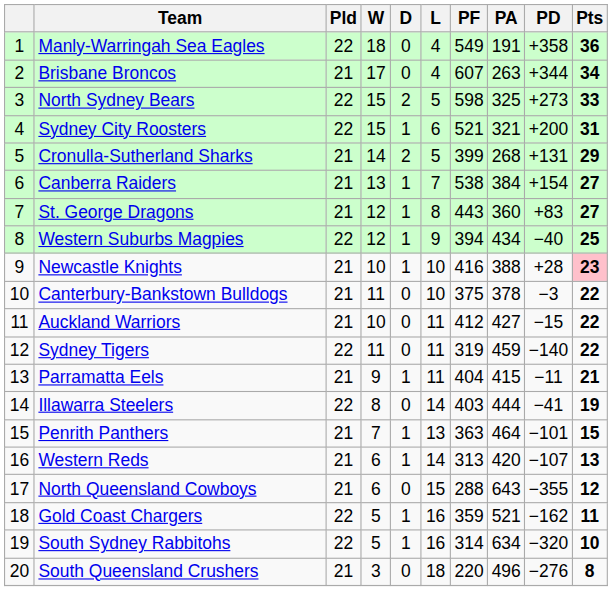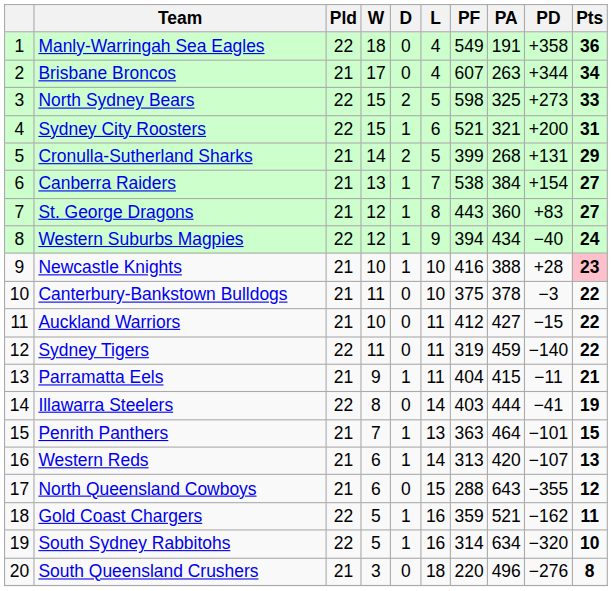(590, 239) 25 -> (590, 239) 24
